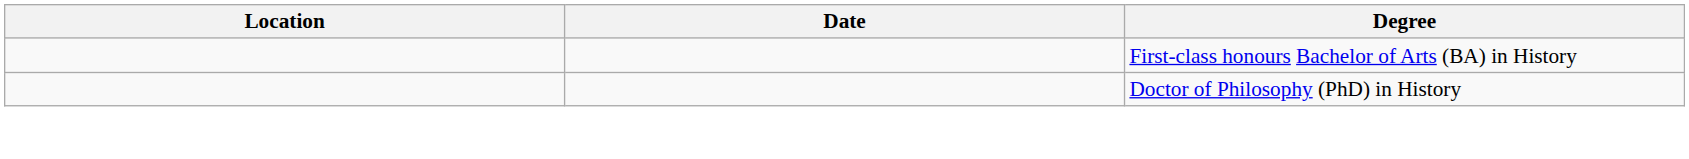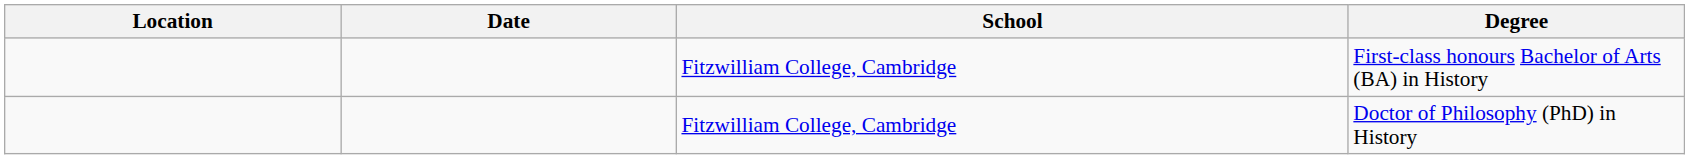+ column: (1013, 21)
